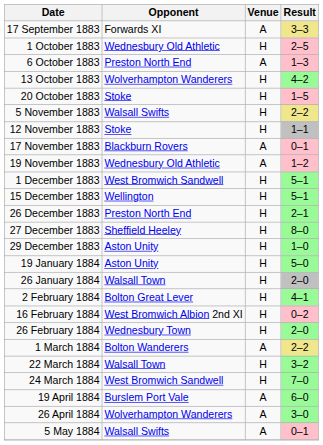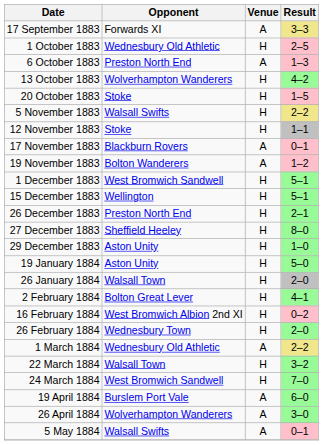(162, 163) Wednesbury Old Athletic -> (146, 163) Bolton Wanderers
(146, 347) Bolton Wanderers -> (162, 347) Wednesbury Old Athletic
